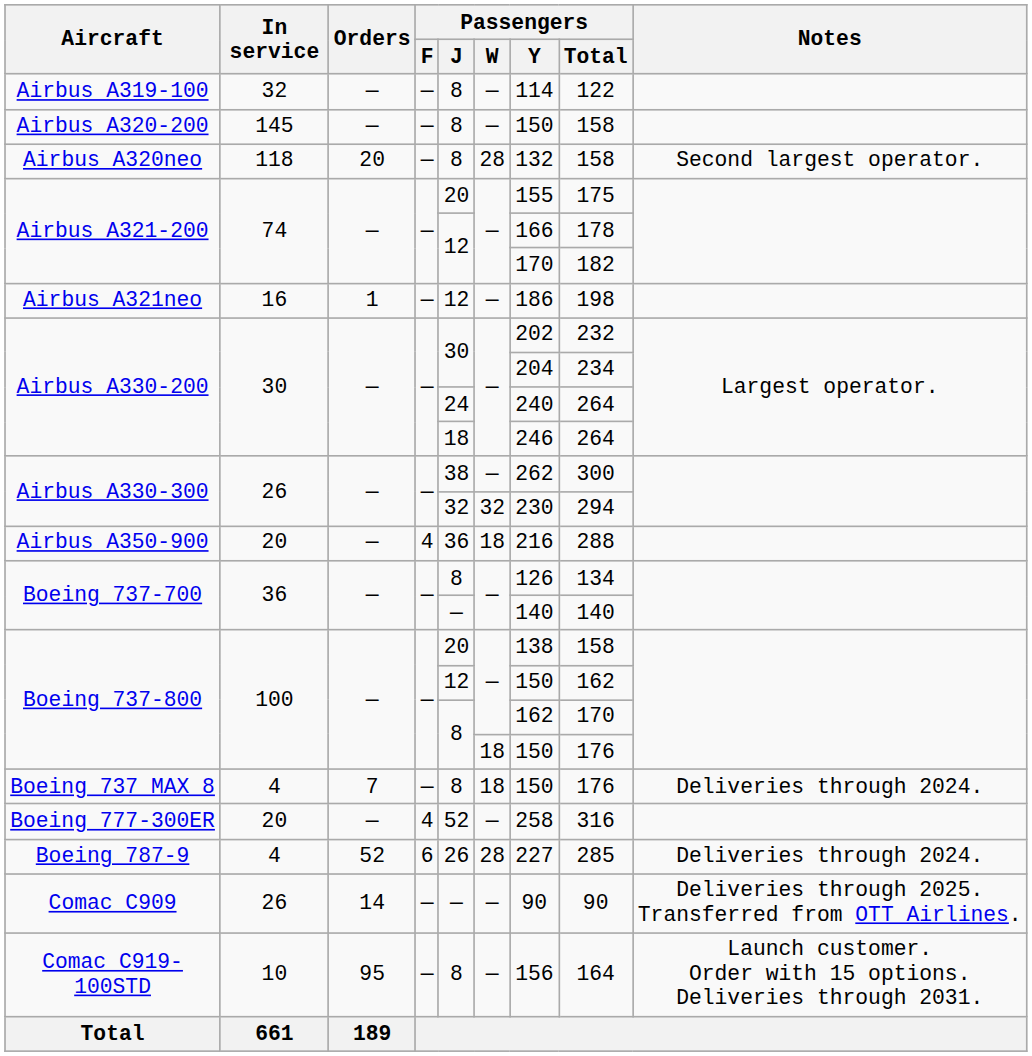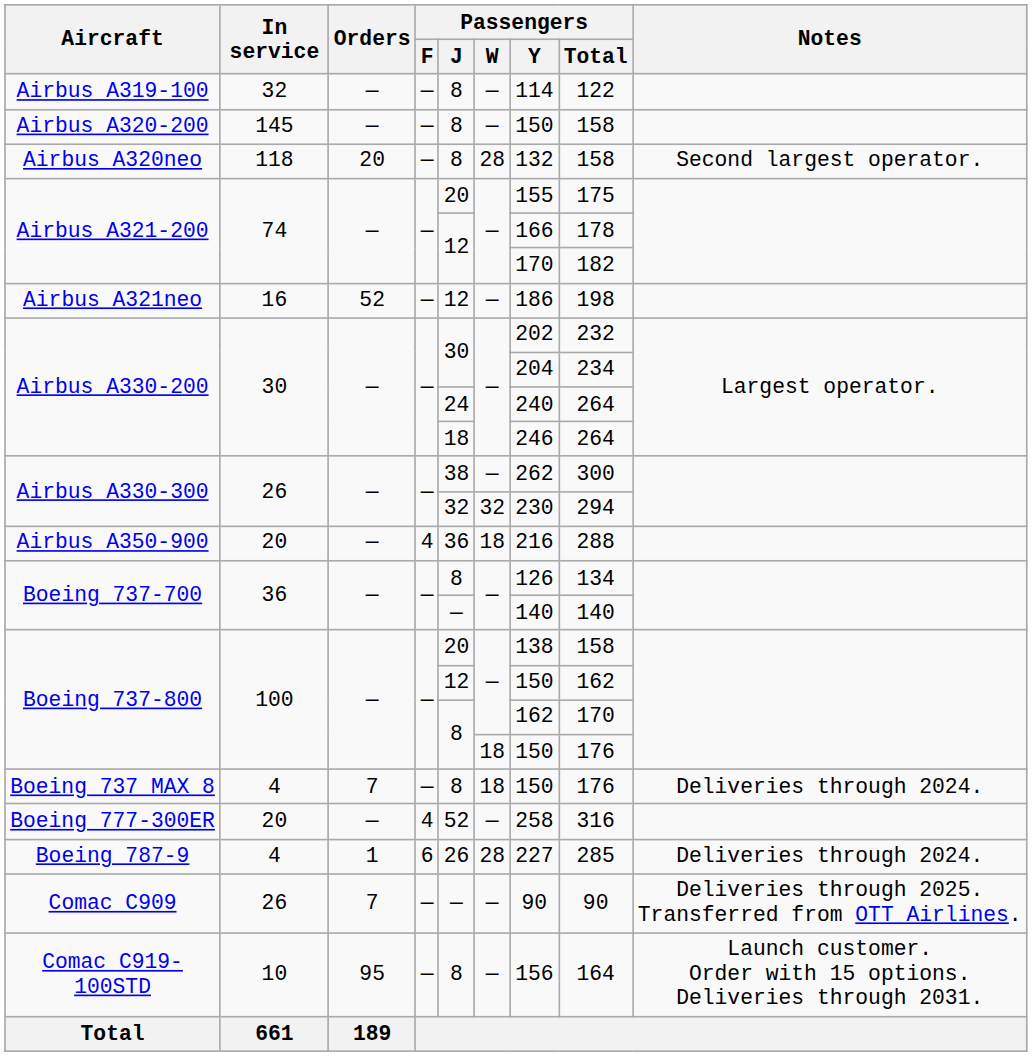(372, 300) 1 -> (372, 300) 52
(372, 856) 52 -> (372, 856) 1
(372, 903) 14 -> (372, 903) 7
